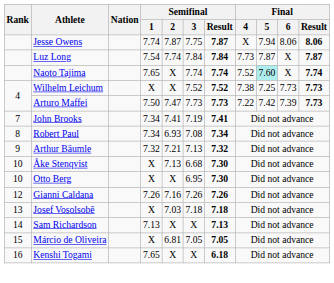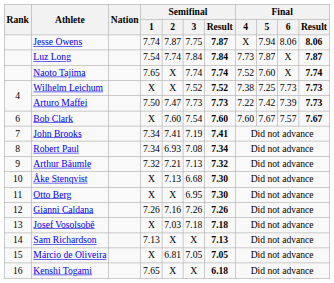(267, 73) paleturquoise background -> (267, 73) no background
+ row: (53, 118)
(18, 179) 10 -> (18, 194) 11
